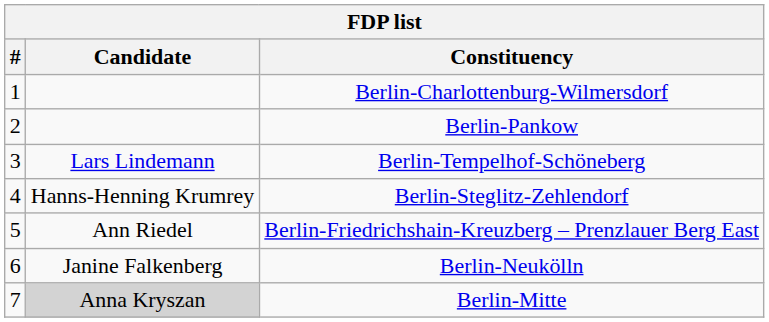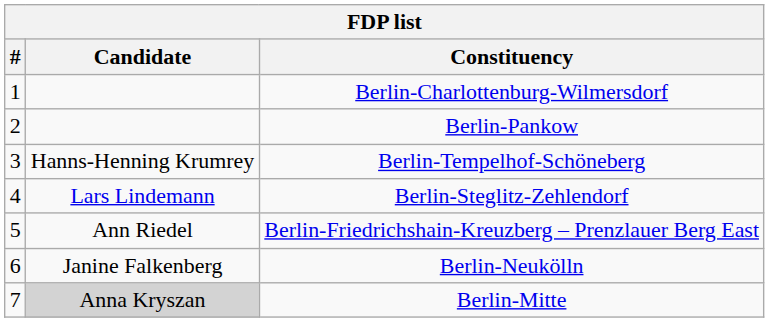(143, 160) Lars Lindemann -> (143, 160) Hanns-Henning Krumrey
(143, 195) Hanns-Henning Krumrey -> (143, 195) Lars Lindemann
